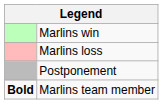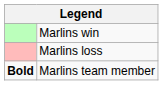- row: (78, 71)
